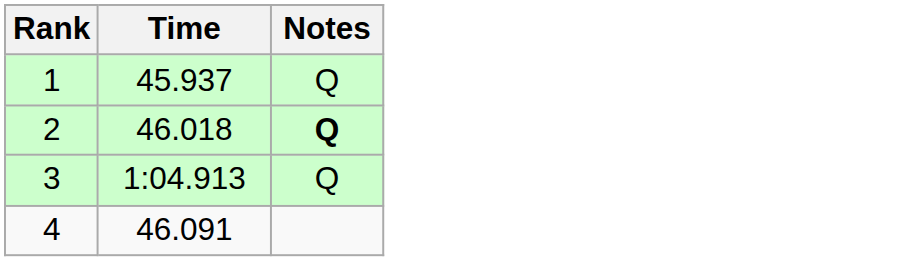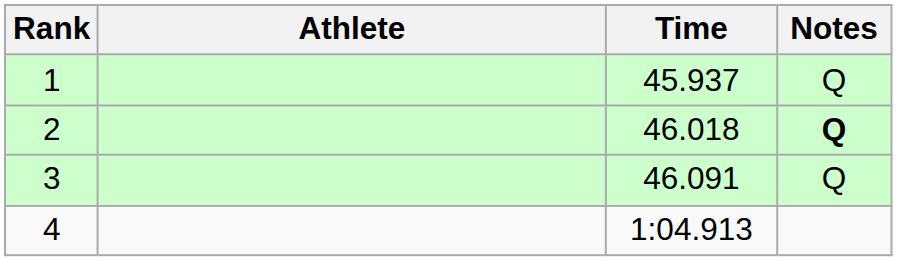+ column: (352, 29)
(184, 179) 1:04.913 -> (691, 179) 46.091
(184, 229) 46.091 -> (691, 229) 1:04.913
